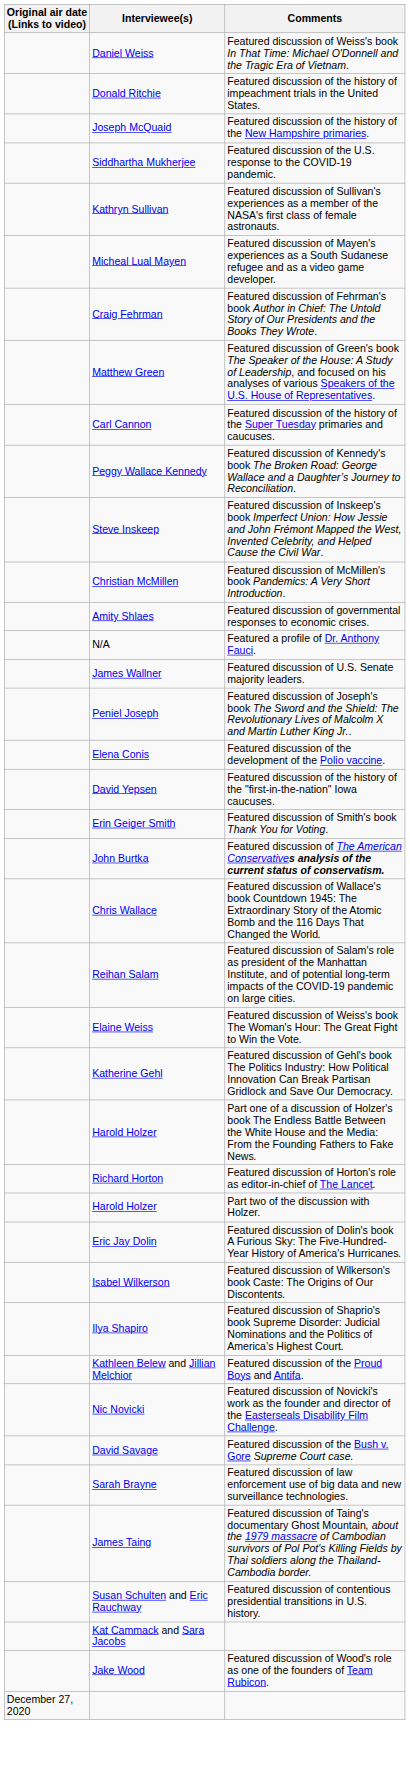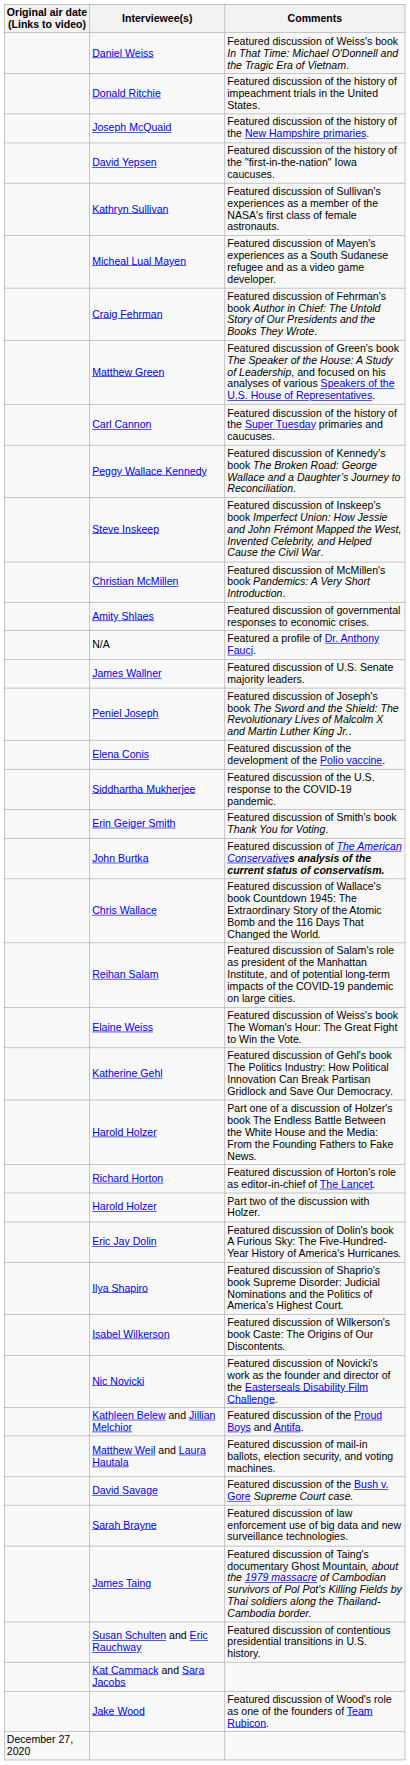rows swapped: (124, 789) <-> (144, 163)
rows swapped: (120, 1329) <-> (131, 1282)
rows swapped: (118, 1410) <-> (154, 1369)
+ row: (149, 1456)
